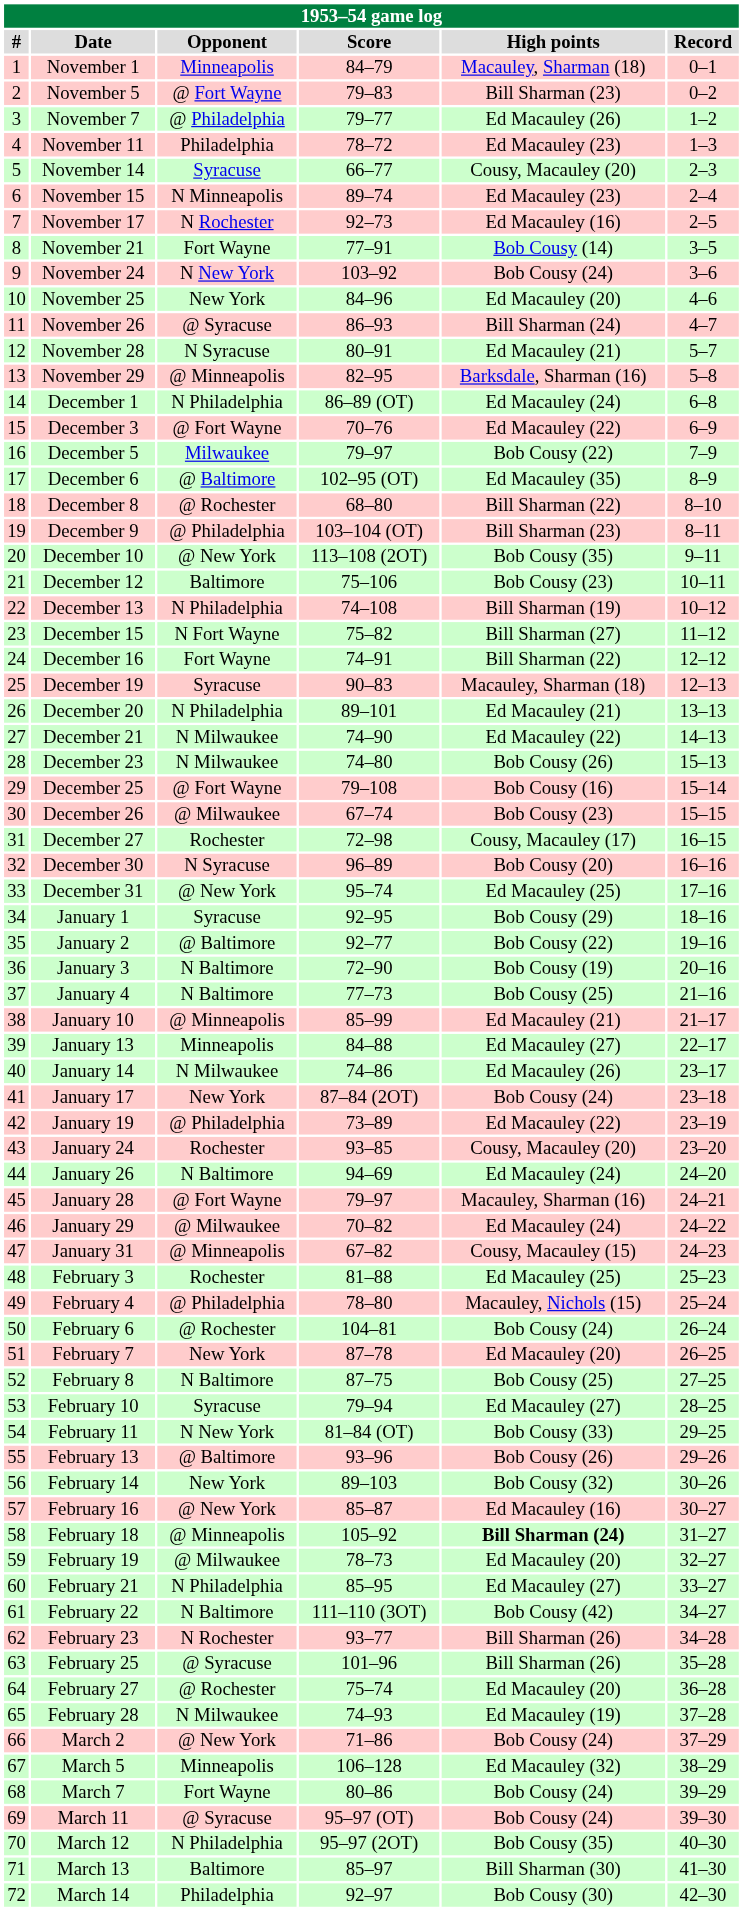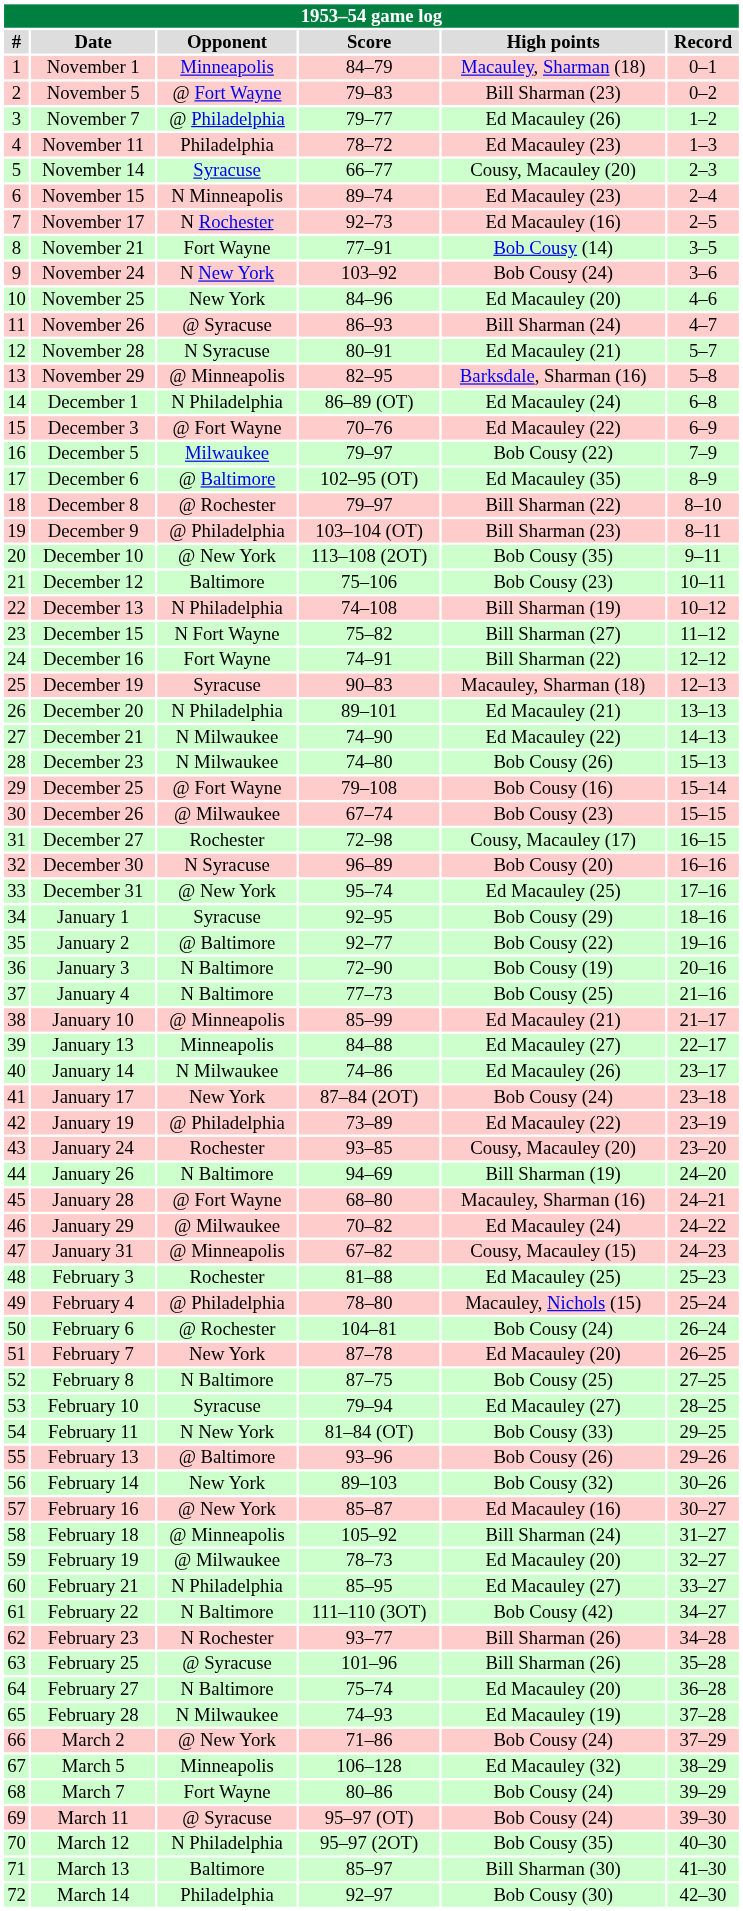(369, 505) 68–80 -> (369, 505) 79–97
(553, 1174) Ed Macauley (24) -> (553, 1174) Bill Sharman (19)
(369, 1199) 79–97 -> (369, 1199) 68–80
(553, 1534) bold -> (553, 1534) normal
(227, 1689) @ Rochester -> (227, 1689) N Baltimore
